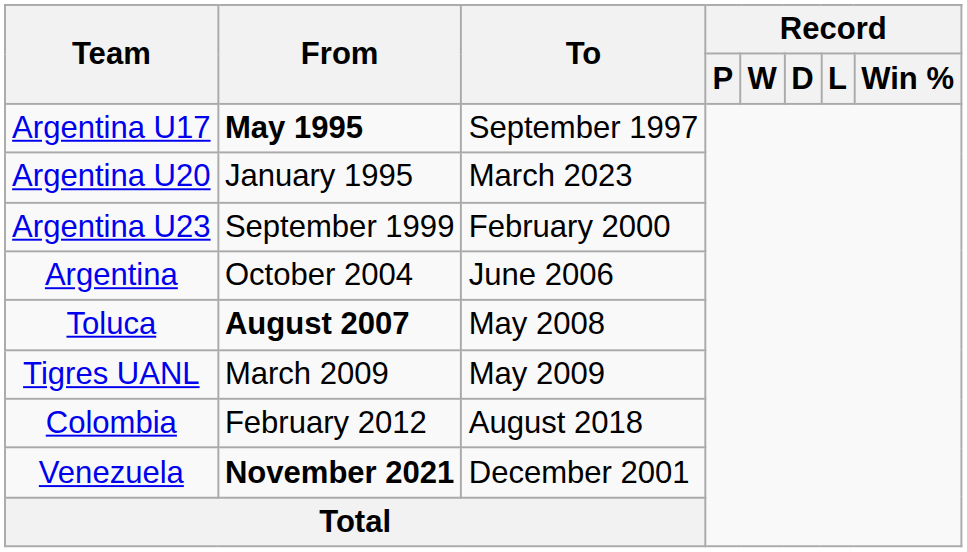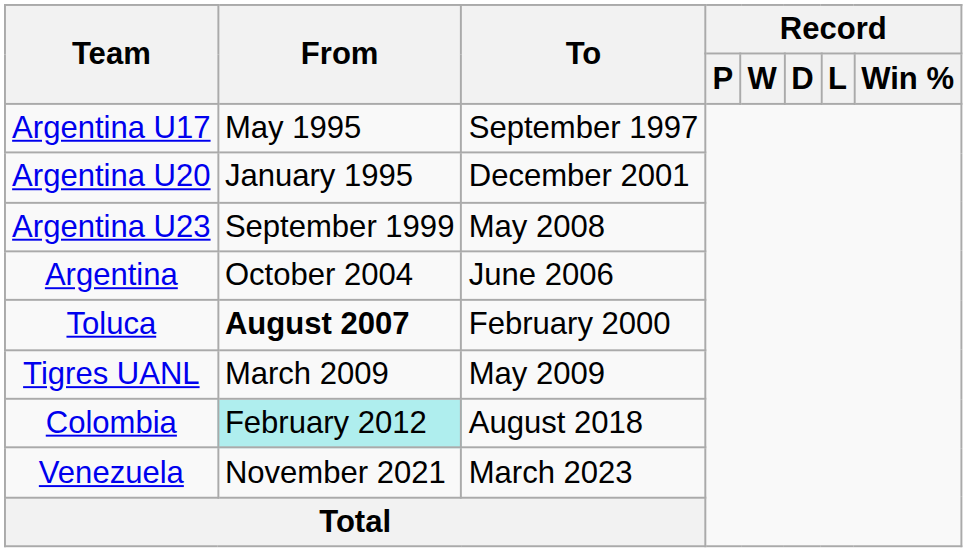(294, 127) bold -> (293, 127) normal
(551, 176) March 2023 -> (579, 176) December 2001
(570, 226) February 2000 -> (537, 226) May 2008
(537, 324) May 2008 -> (570, 324) February 2000
(326, 422) no background -> (326, 422) paleturquoise background
(340, 472) bold -> (335, 472) normal
(579, 472) December 2001 -> (551, 472) March 2023
